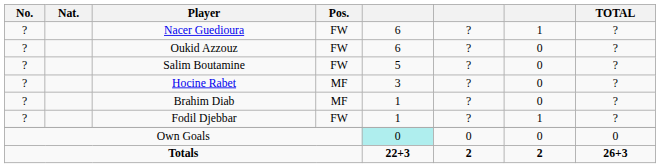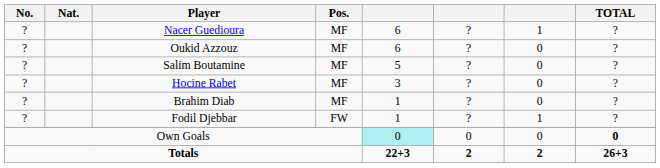(339, 30) FW -> (339, 30) MF
(339, 48) FW -> (339, 48) MF
(339, 65) FW -> (339, 65) MF
(615, 135) normal -> (615, 135) bold
